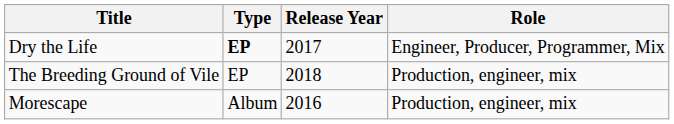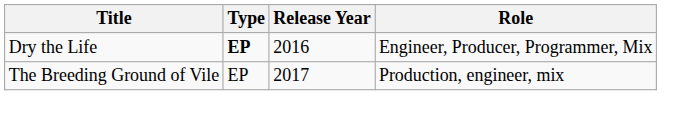(304, 47) 2017 -> (291, 47) 2016
(304, 75) 2018 -> (291, 75) 2017
- row: (48, 103)
